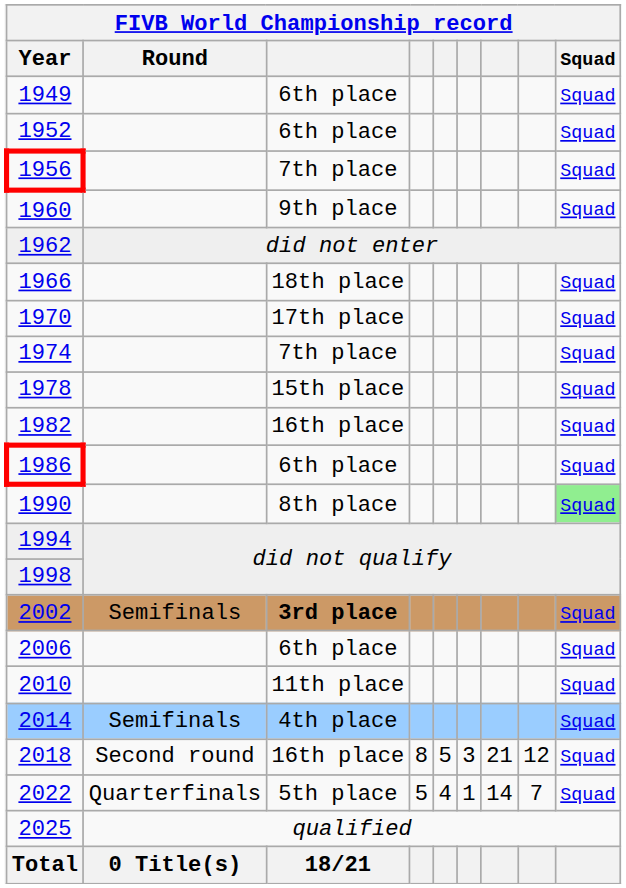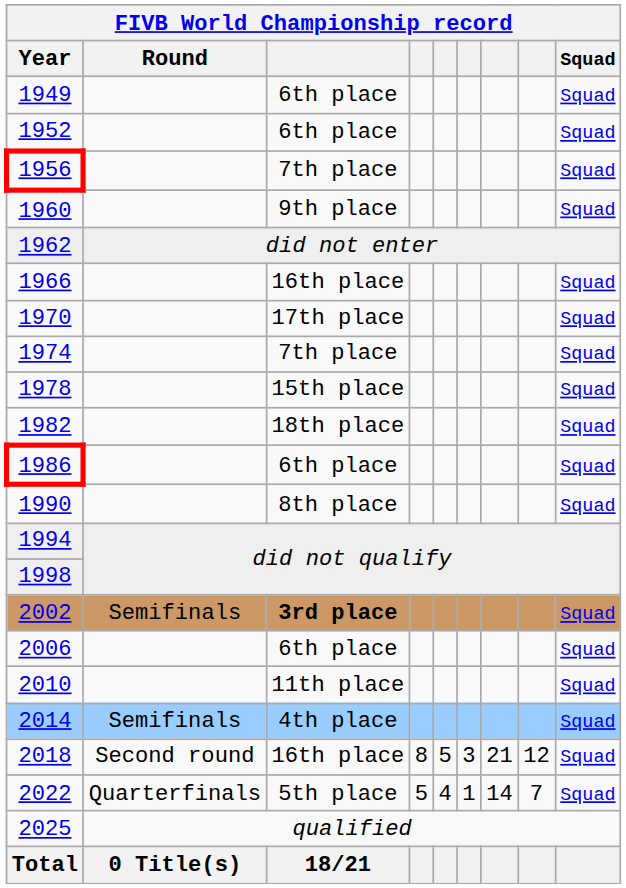(338, 282) 18th place -> (338, 282) 16th place
(338, 427) 16th place -> (338, 427) 18th place
(588, 505) lightgreen background -> (588, 505) no background
